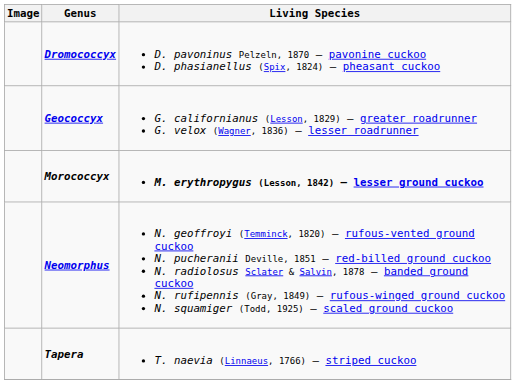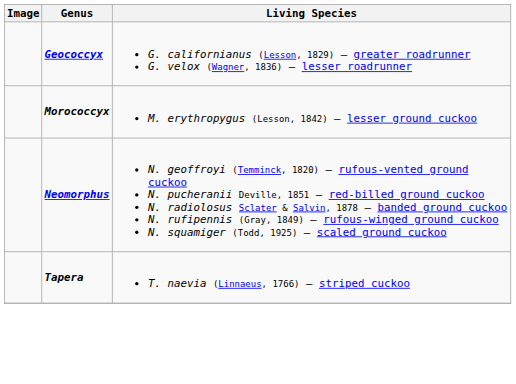- row: (80, 54)
(315, 182) bold -> (311, 118) normal
